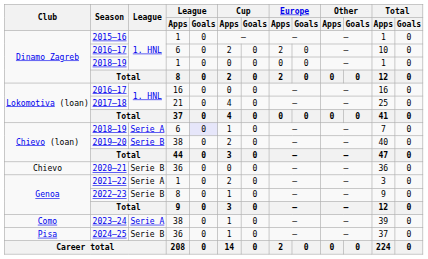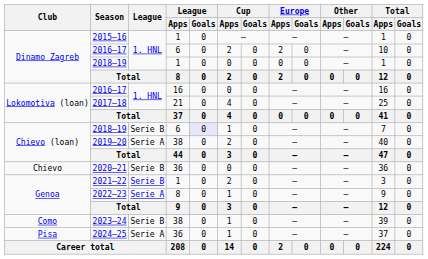(147, 129) Serie A -> (147, 129) Serie B
(147, 142) Serie B -> (147, 142) Serie A
(147, 182) Serie A -> (147, 182) Serie B
(147, 195) Serie B -> (147, 195) Serie A
(147, 221) Serie A -> (147, 221) Serie B
(147, 234) Serie B -> (147, 234) Serie A
